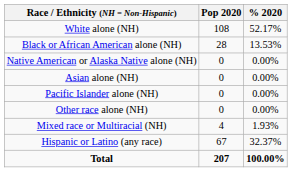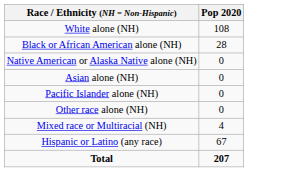- column: (265, 12)
